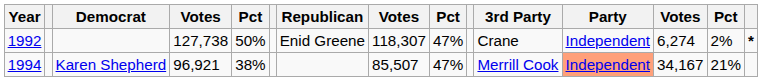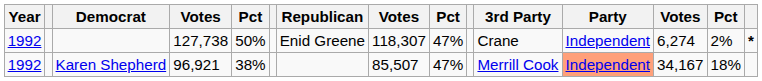(25, 65) 1994 -> (25, 65) 1992
(726, 65) 21% -> (726, 65) 18%
